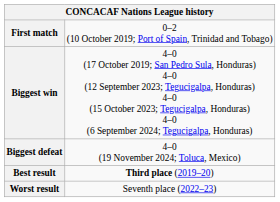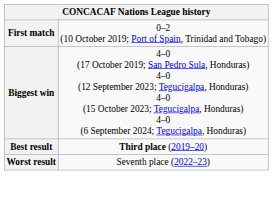- row: (34, 152)
